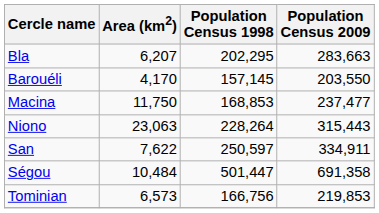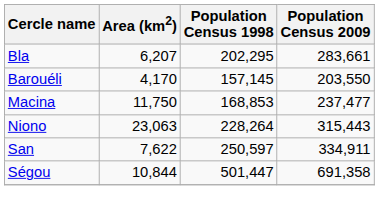(344, 56) 283,663 -> (344, 56) 283,661
(154, 172) 10,484 -> (154, 172) 10,844
- row: (37, 196)
